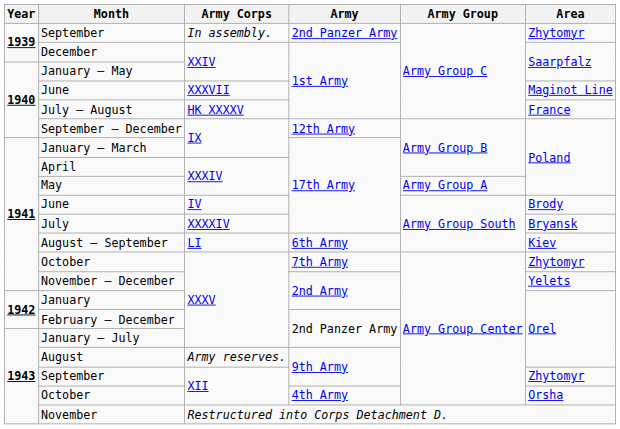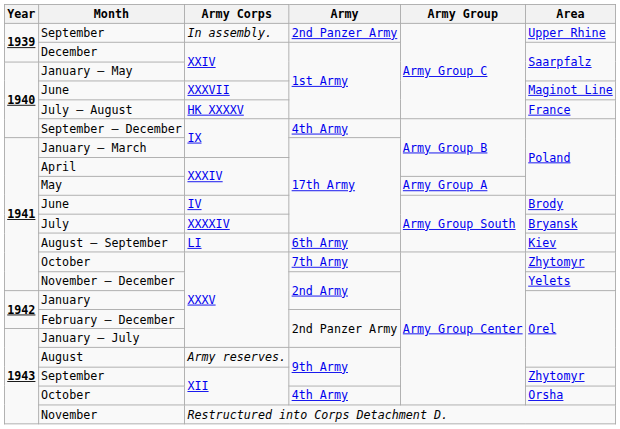(556, 33) Zhytomyr -> (567, 33) Upper Rhine
(323, 128) 12th Army -> (320, 128) 4th Army
